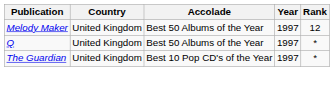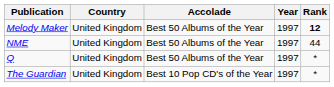(315, 27) normal -> (315, 27) bold
+ row: (17, 43)
